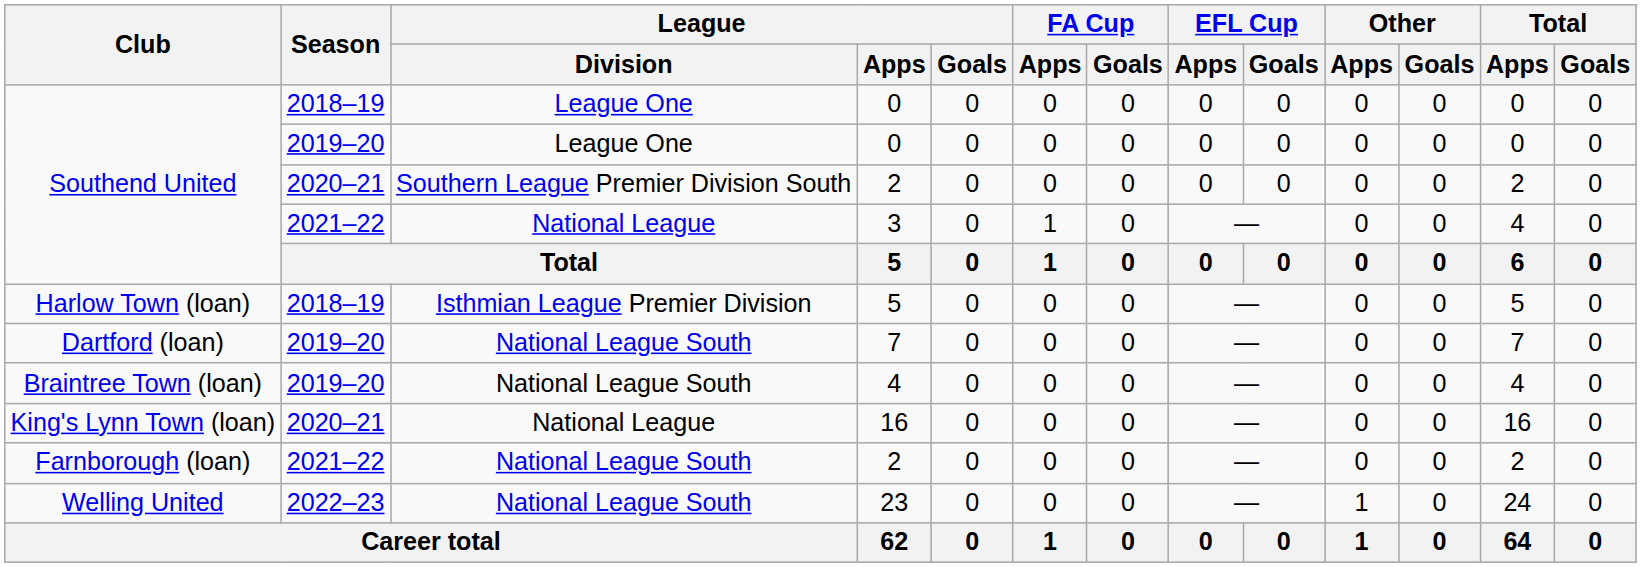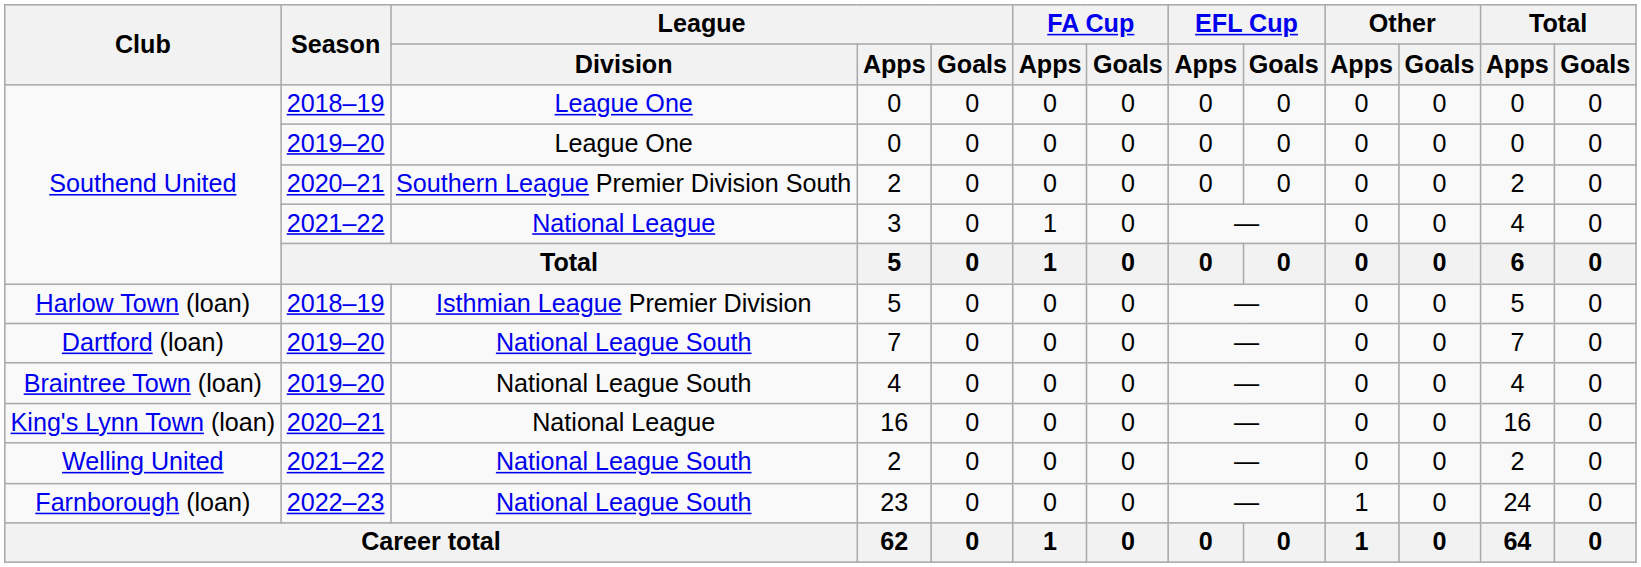(143, 462) Farnborough (loan) -> (143, 462) Welling United
(143, 502) Welling United -> (143, 502) Farnborough (loan)
